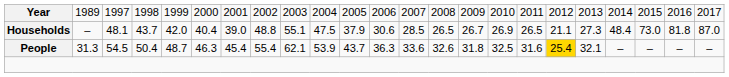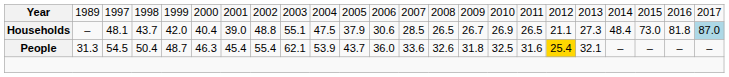(709, 30) no background -> (709, 30) lightblue background
(384, 48) 36.3 -> (384, 48) 36.0
